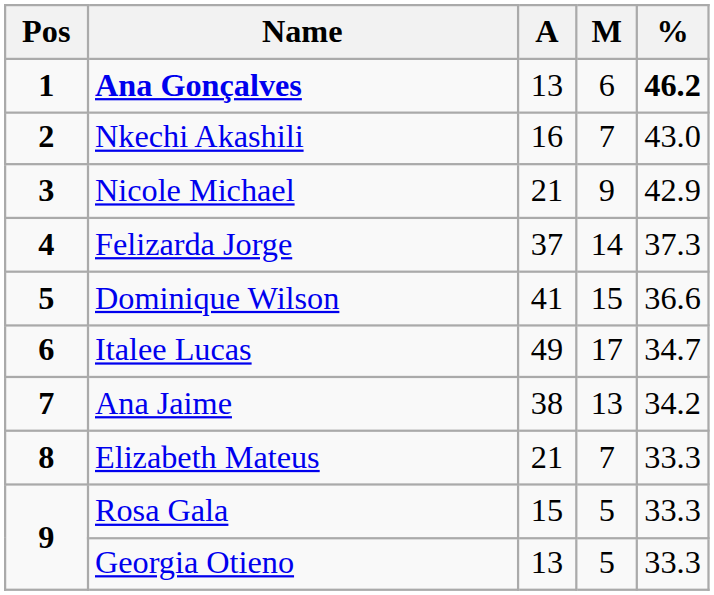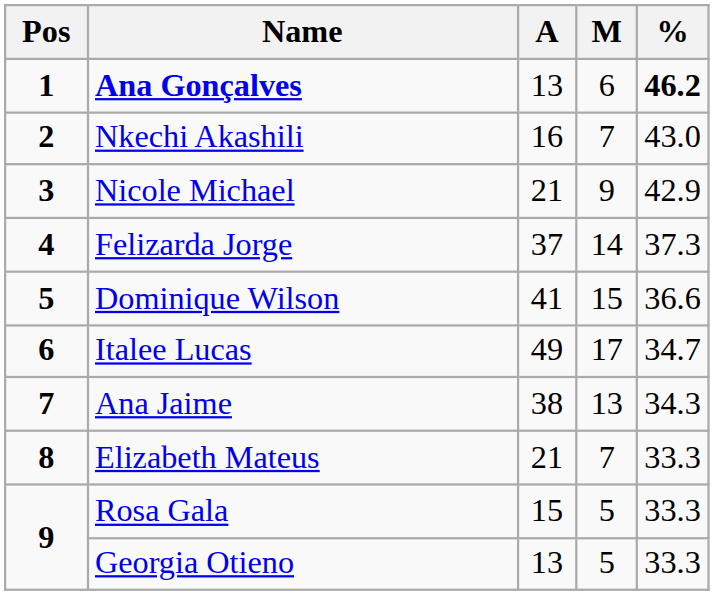(673, 403) 34.2 -> (673, 403) 34.3
